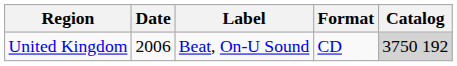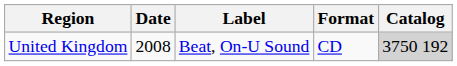(153, 46) 2006 -> (153, 46) 2008
